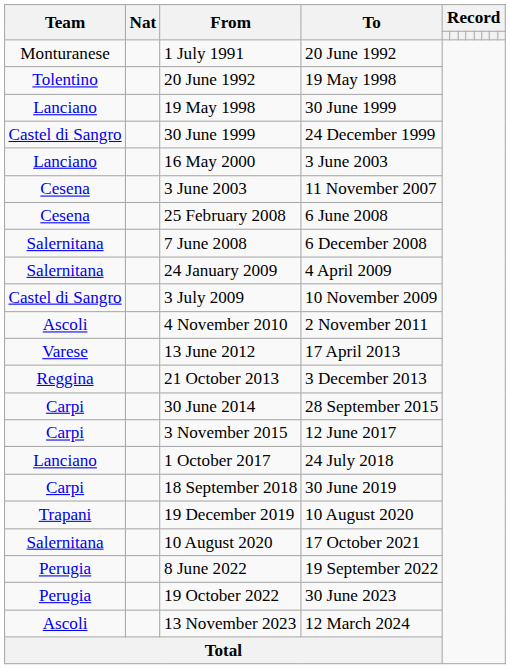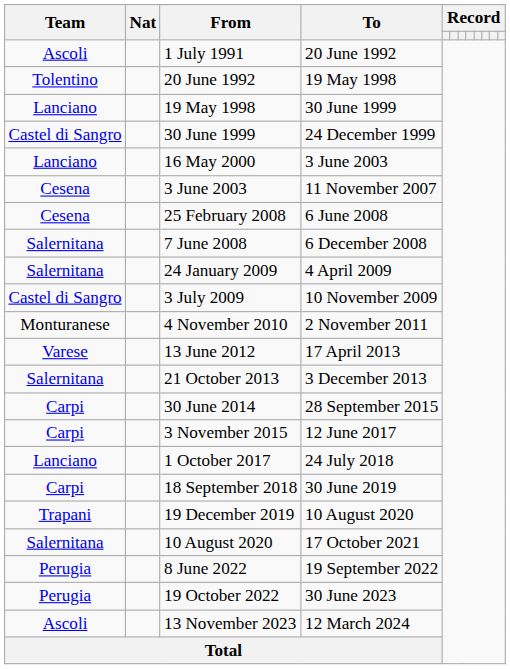(65, 53) Monturanese -> (65, 53) Ascoli
(65, 324) Ascoli -> (65, 324) Monturanese
(65, 378) Reggina -> (65, 378) Salernitana
